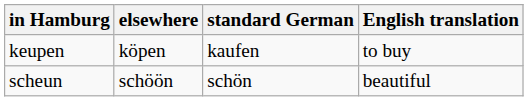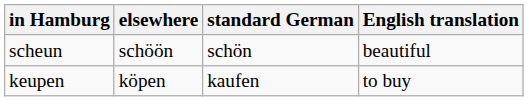rows swapped: (37, 50) <-> (36, 80)
